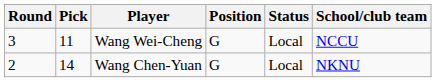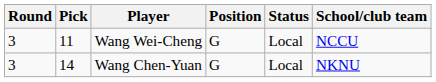(12, 64) 2 -> (12, 64) 3
